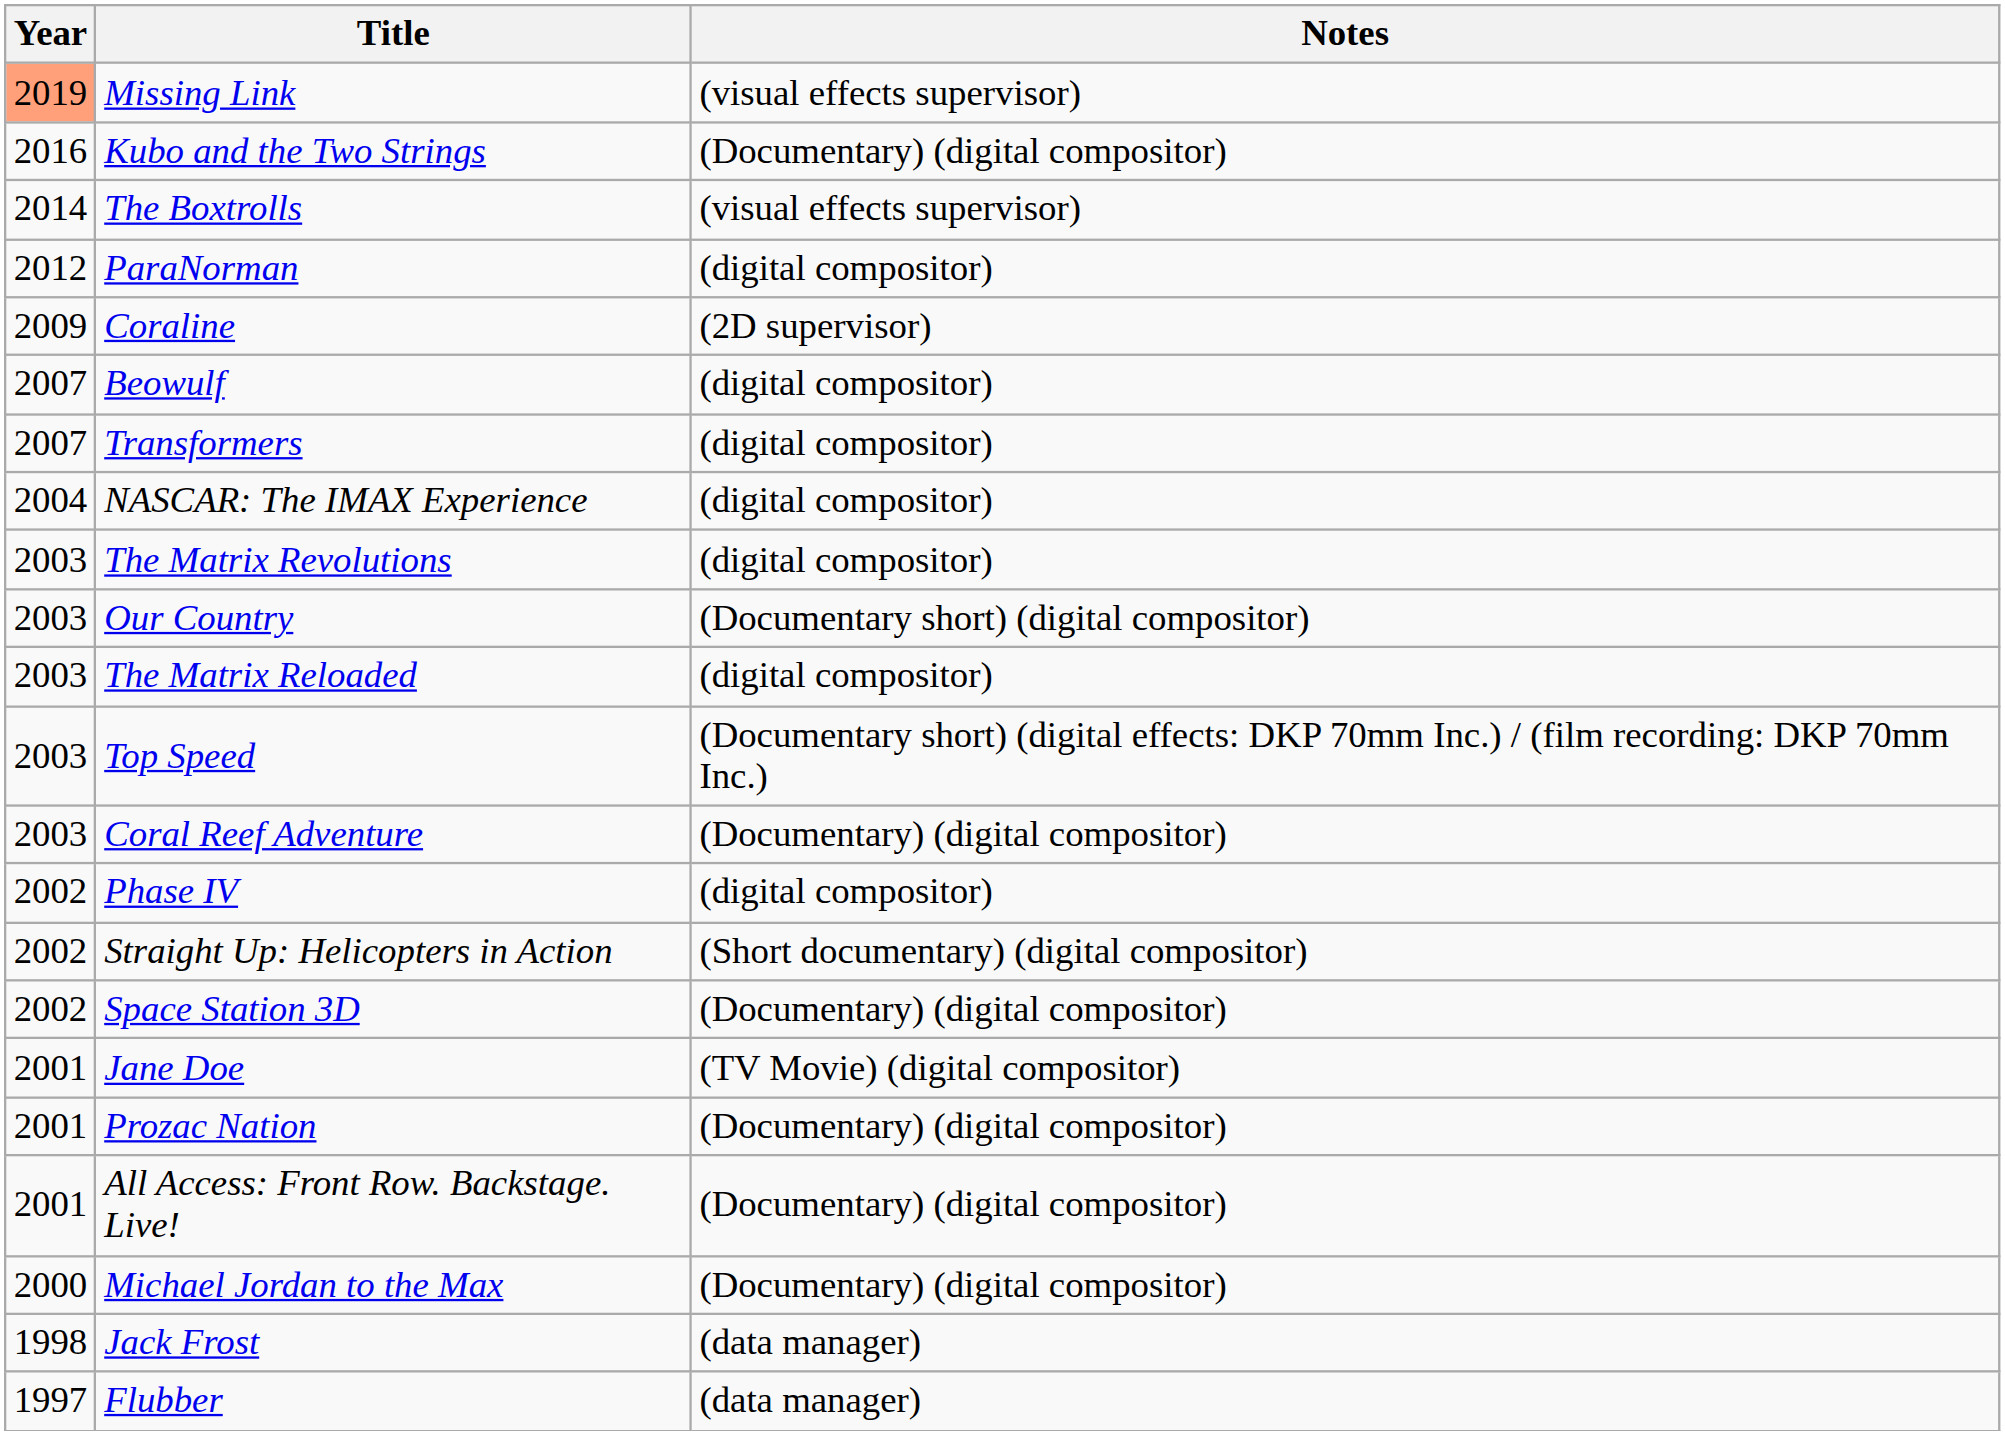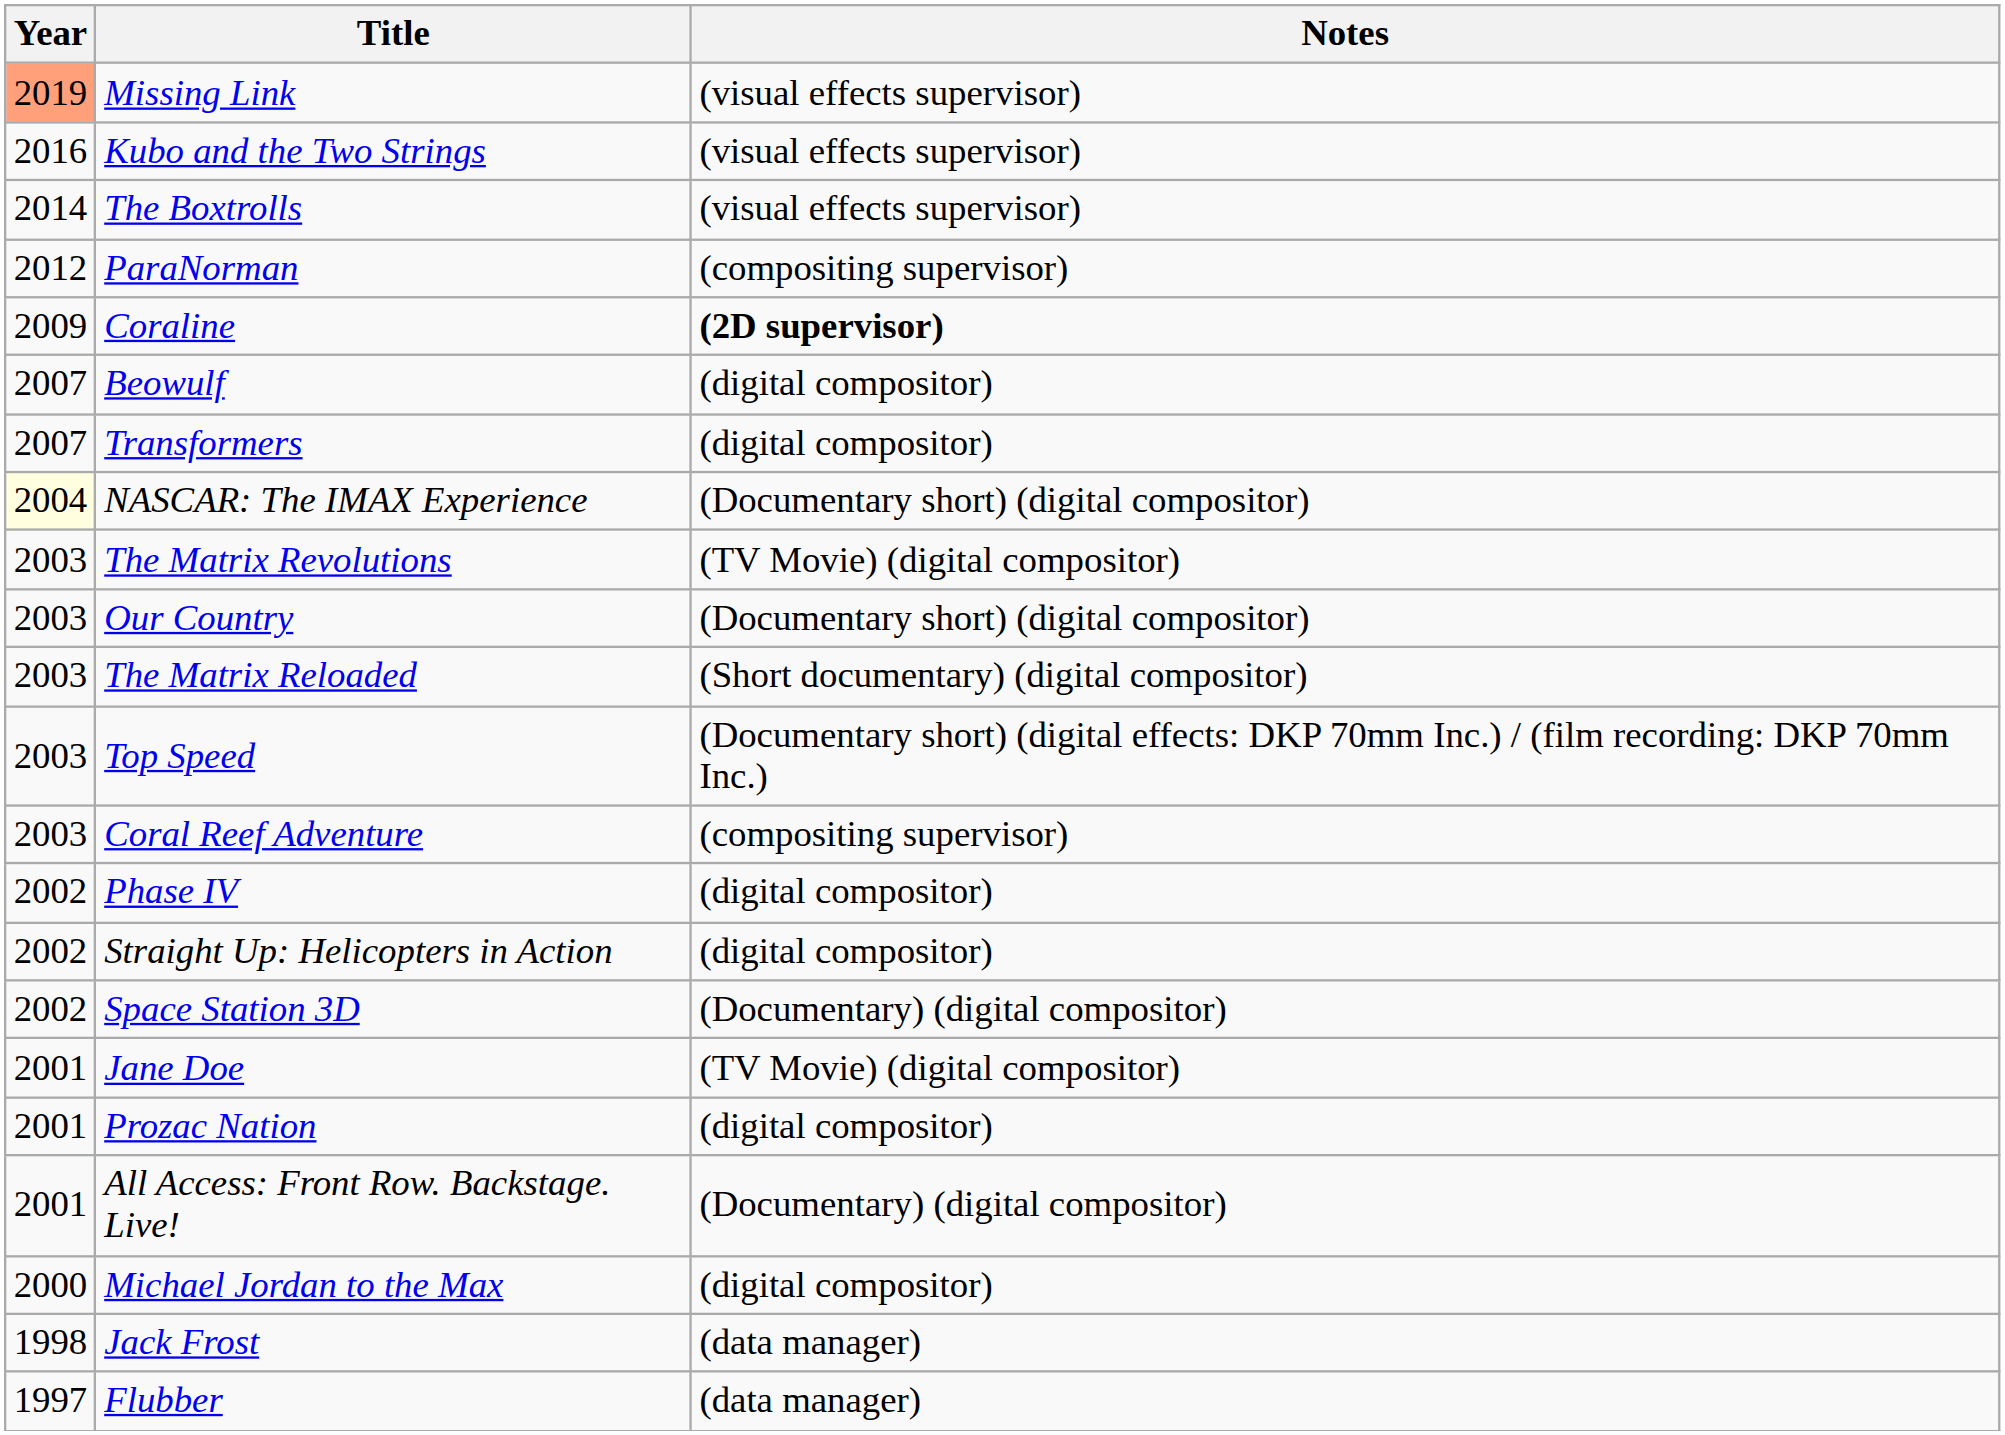(963, 150) (Documentary) (digital compositor) -> (890, 150) (visual effects supervisor)
(846, 267) (digital compositor) -> (884, 267) (compositing supervisor)
(815, 325) normal -> (822, 325) bold
(50, 500) no background -> (50, 500) lightyellow background
(846, 500) (digital compositor) -> (1004, 500) (Documentary short) (digital compositor)
(846, 558) (digital compositor) -> (940, 558) (TV Movie) (digital compositor)
(846, 675) (digital compositor) -> (1003, 675) (Short documentary) (digital compositor)
(963, 833) (Documentary) (digital compositor) -> (884, 833) (compositing supervisor)
(1003, 950) (Short documentary) (digital compositor) -> (846, 950) (digital compositor)
(963, 1125) (Documentary) (digital compositor) -> (846, 1125) (digital compositor)
(963, 1283) (Documentary) (digital compositor) -> (846, 1283) (digital compositor)
